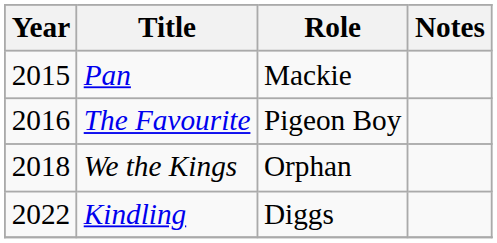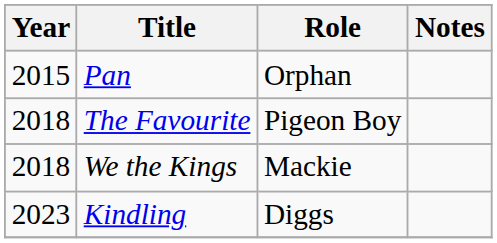(308, 74) Mackie -> (308, 74) Orphan
(41, 120) 2016 -> (41, 120) 2018
(308, 167) Orphan -> (308, 167) Mackie
(41, 213) 2022 -> (41, 213) 2023
